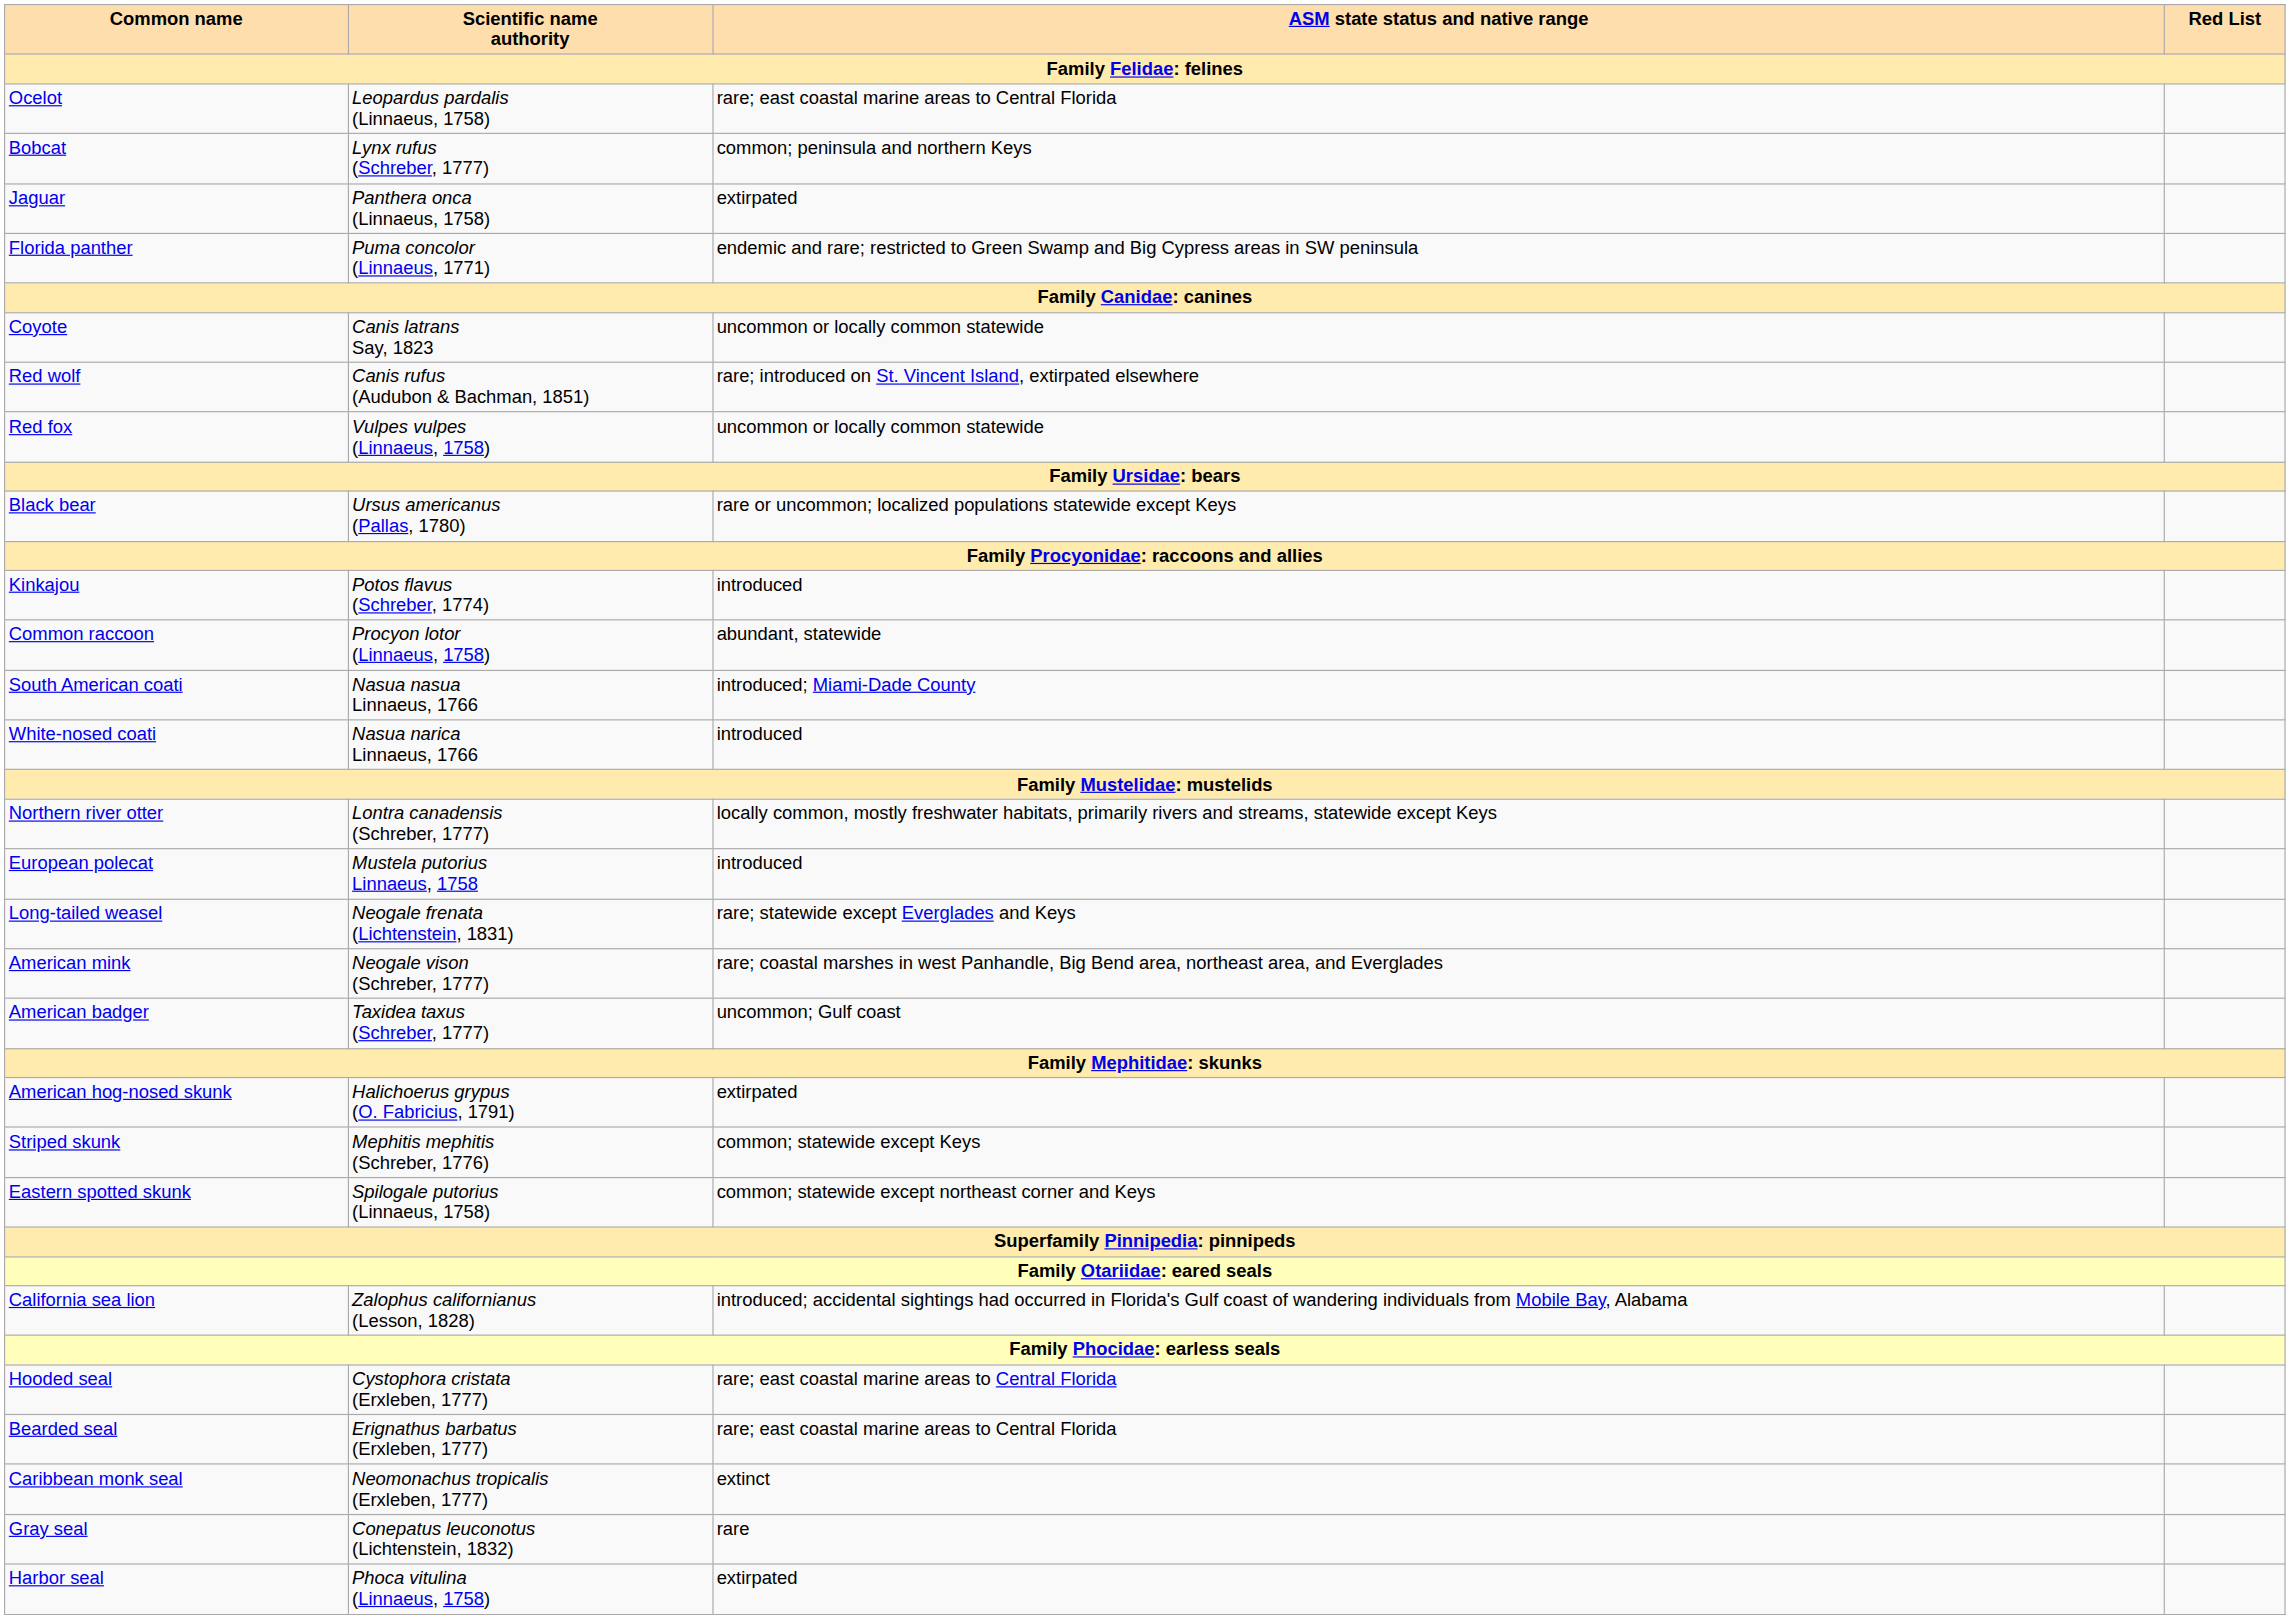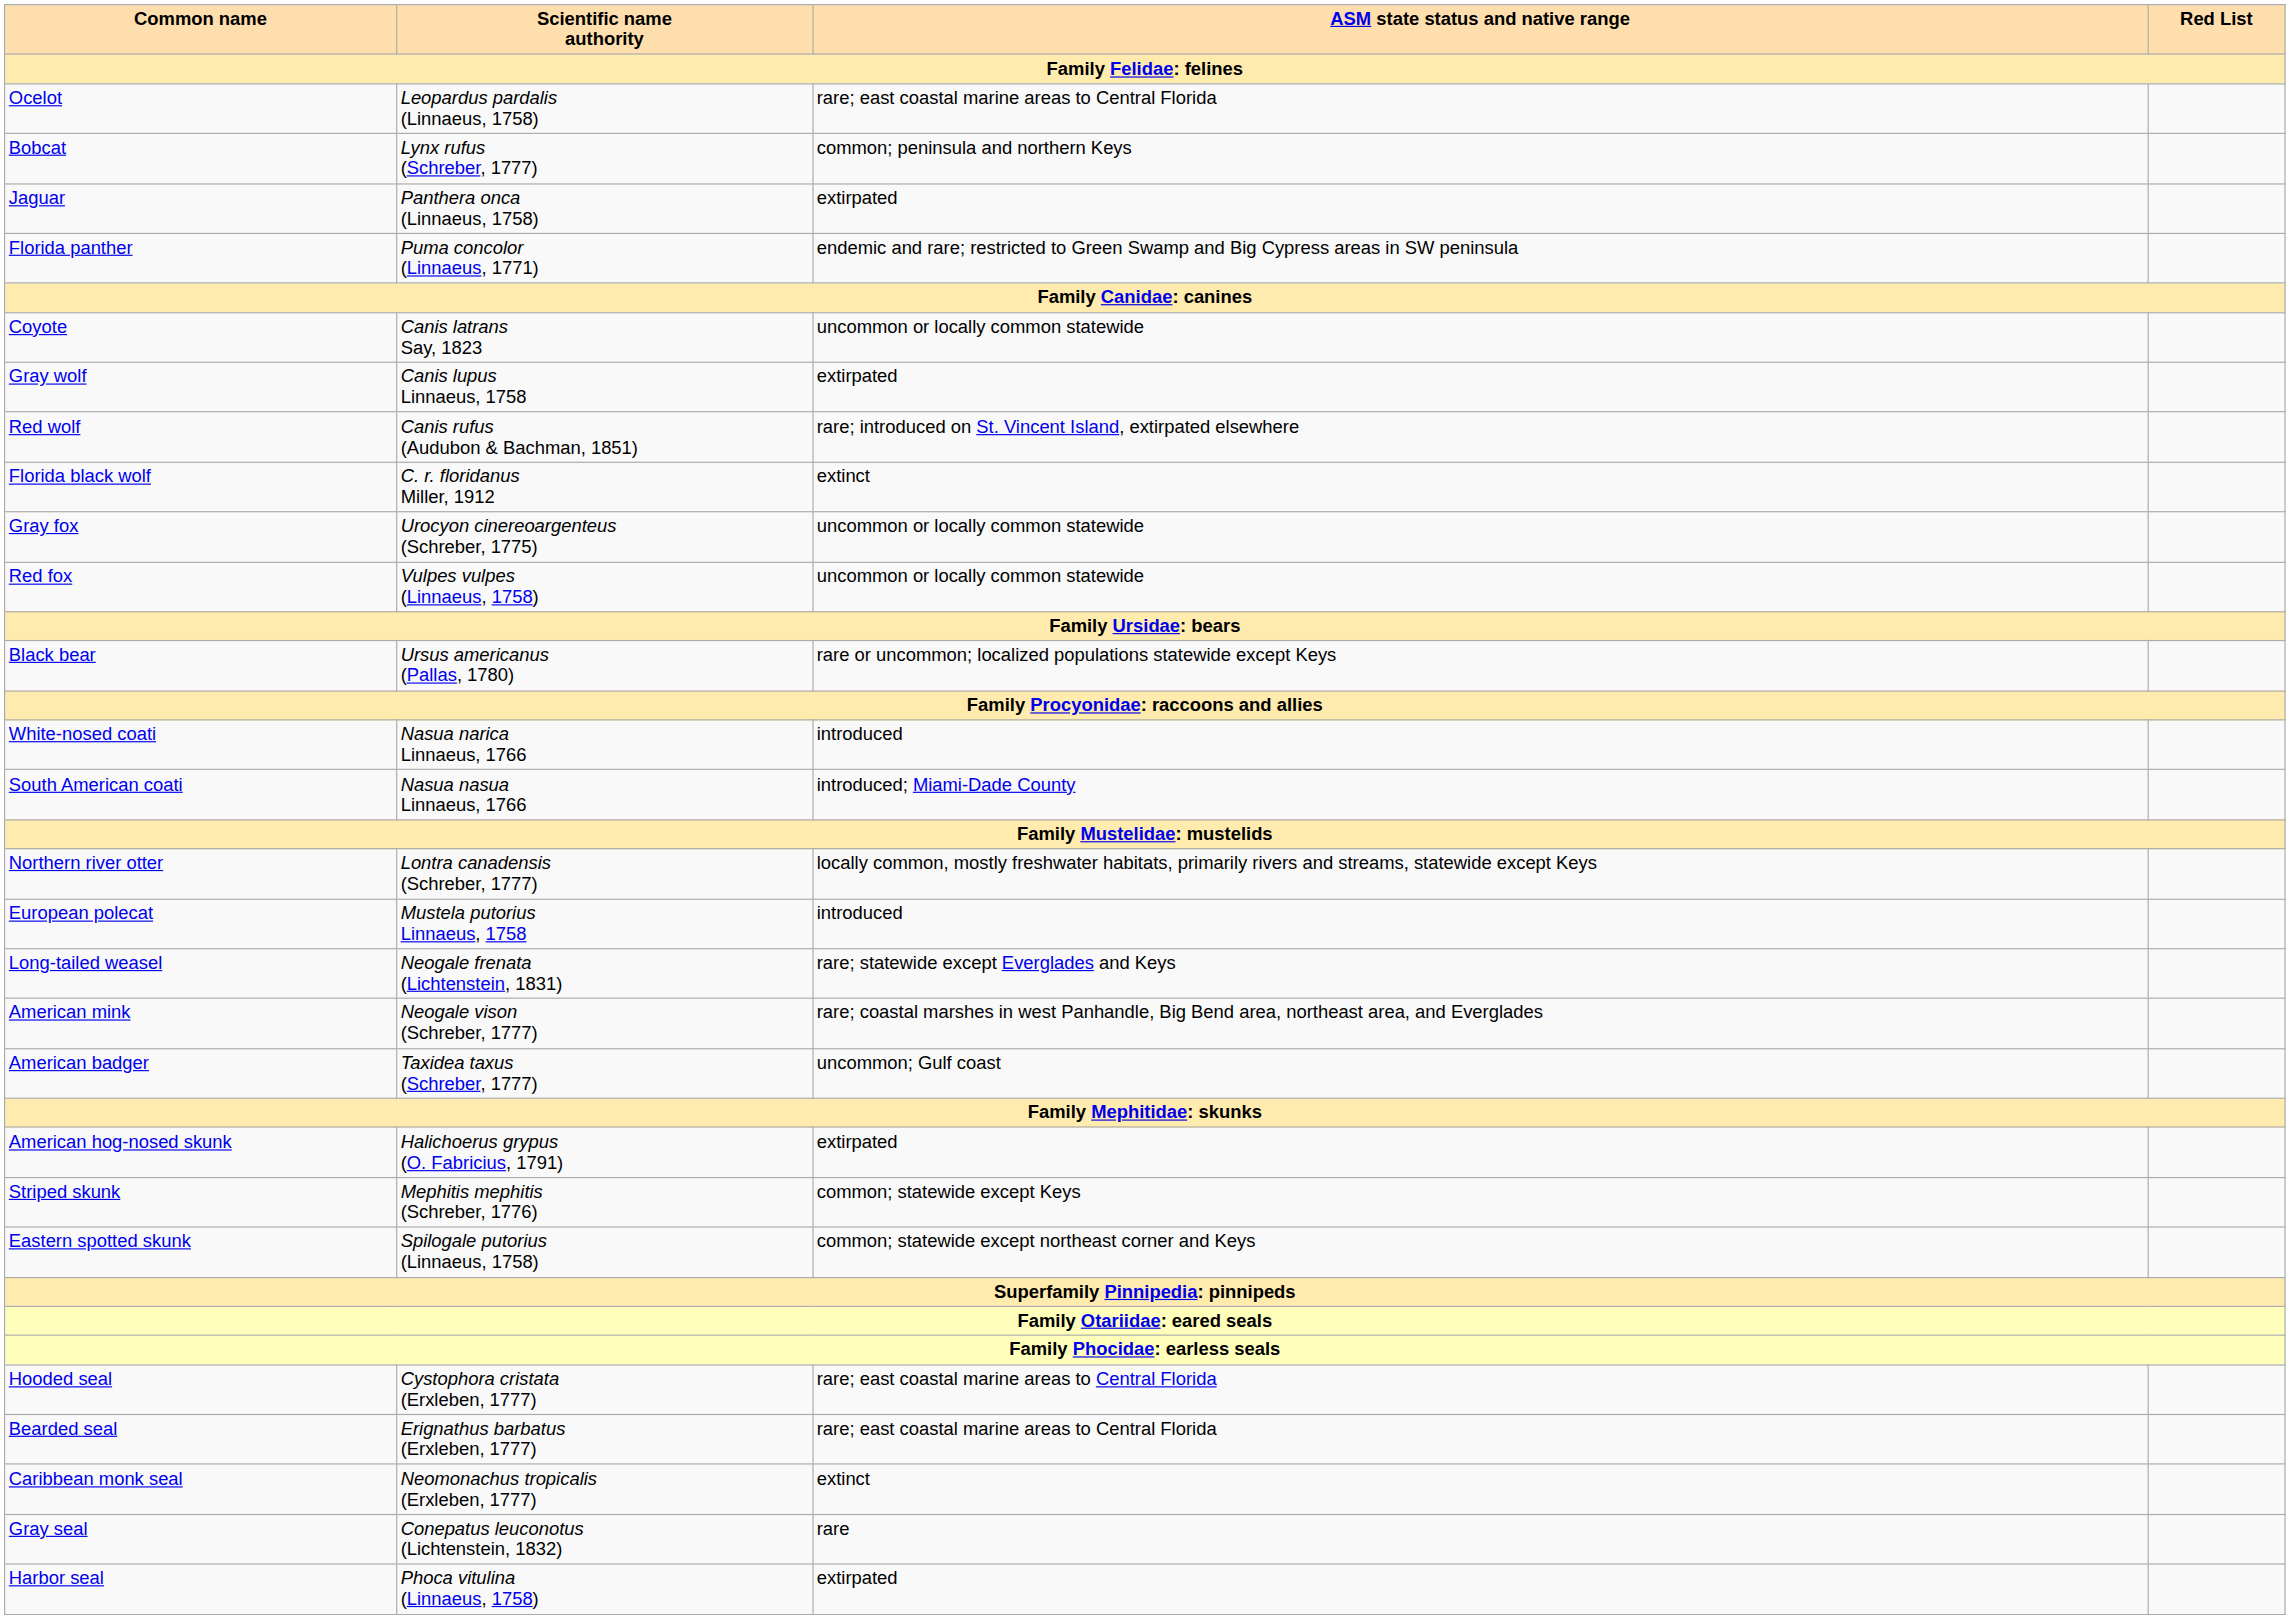+ row: (48, 376)
+ row: (80, 476)
+ row: (44, 526)
- row: (44, 584)
- row: (81, 634)
rows swapped: (82, 734) <-> (96, 684)
- row: (82, 1300)
